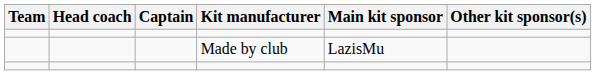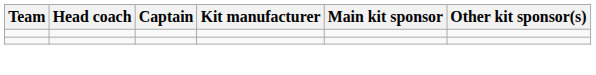- row: (27, 49)
